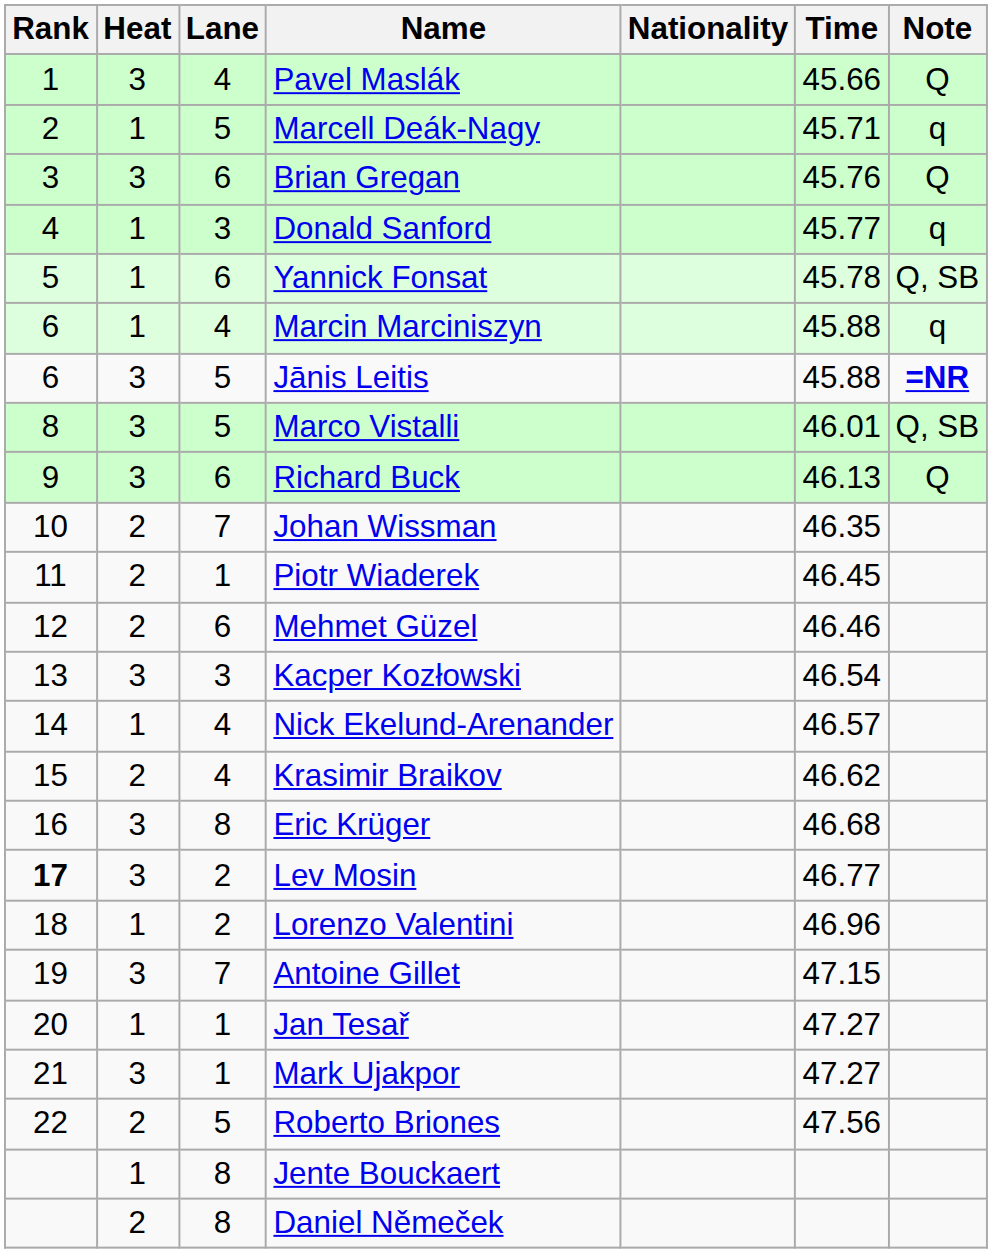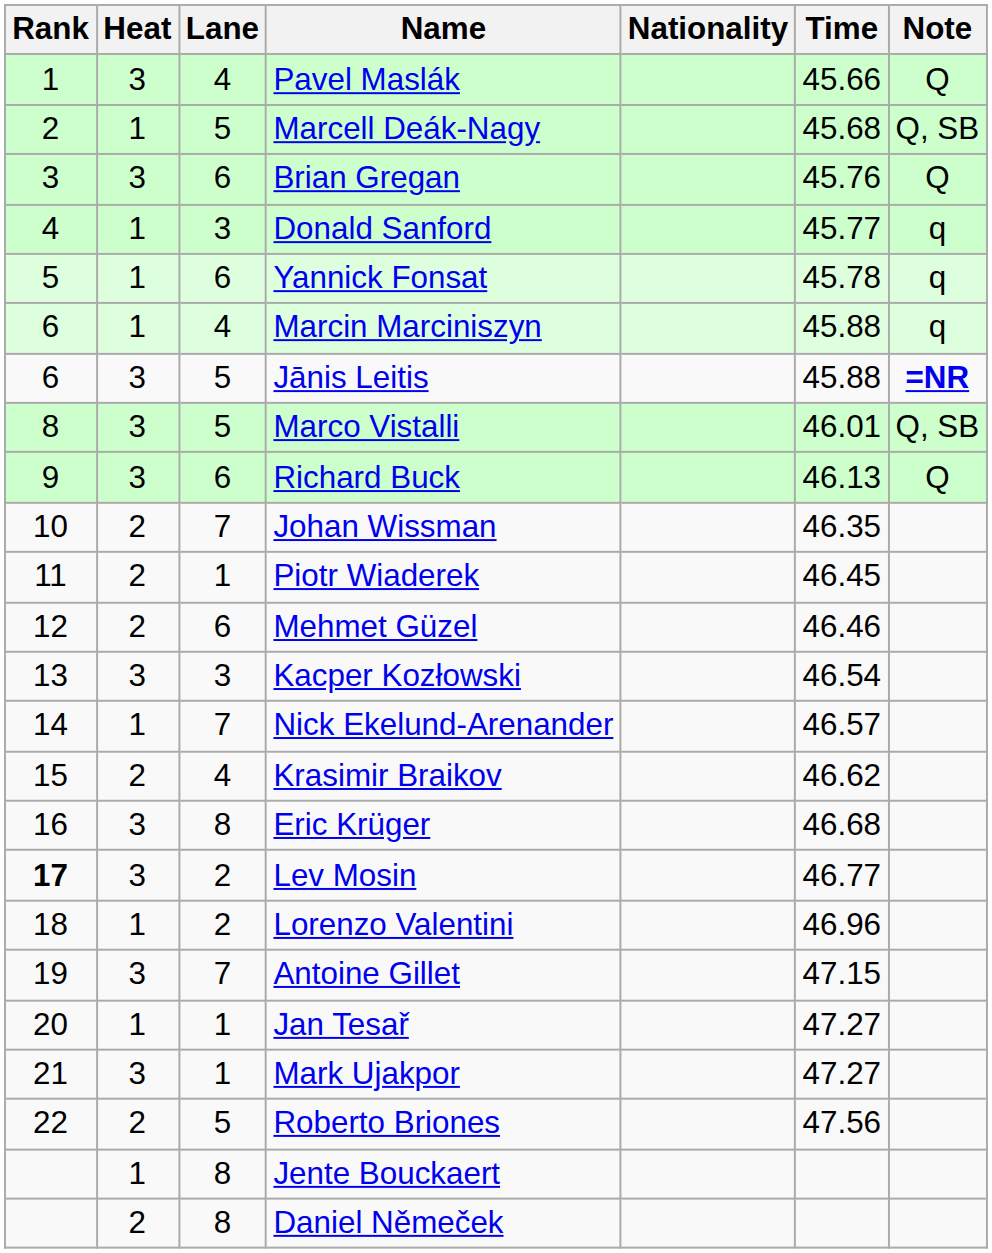(842, 128) 45.71 -> (842, 128) 45.68
(937, 128) q -> (937, 128) Q, SB
(937, 278) Q, SB -> (937, 278) q
(222, 725) 4 -> (222, 725) 7
